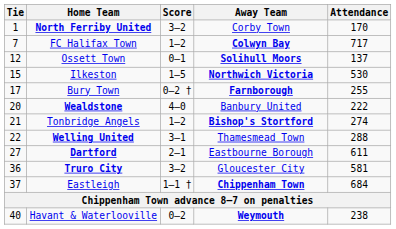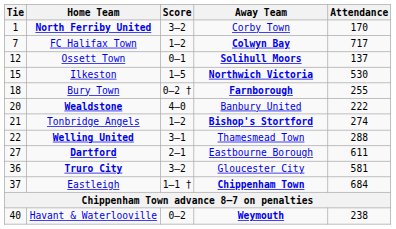(15, 91) 17 -> (15, 91) 18
